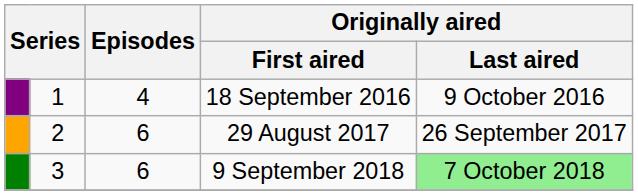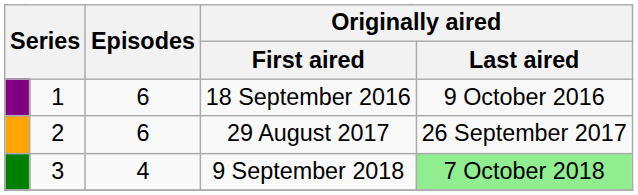(143, 97) 4 -> (143, 97) 6
(143, 171) 6 -> (143, 171) 4
